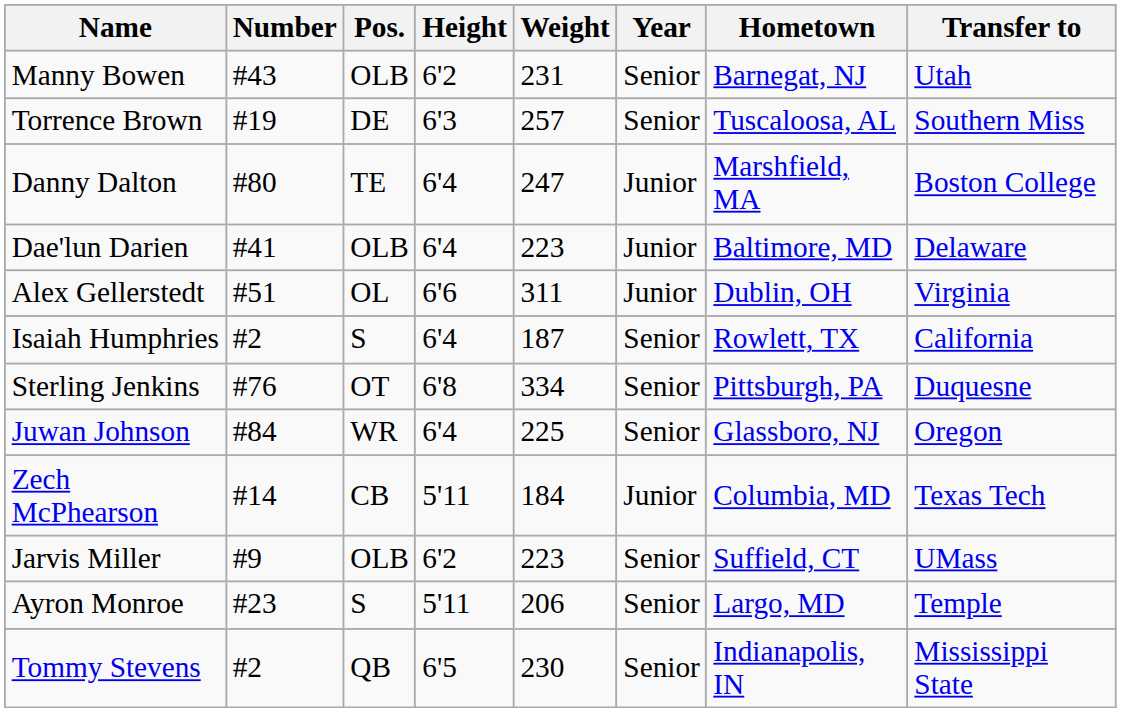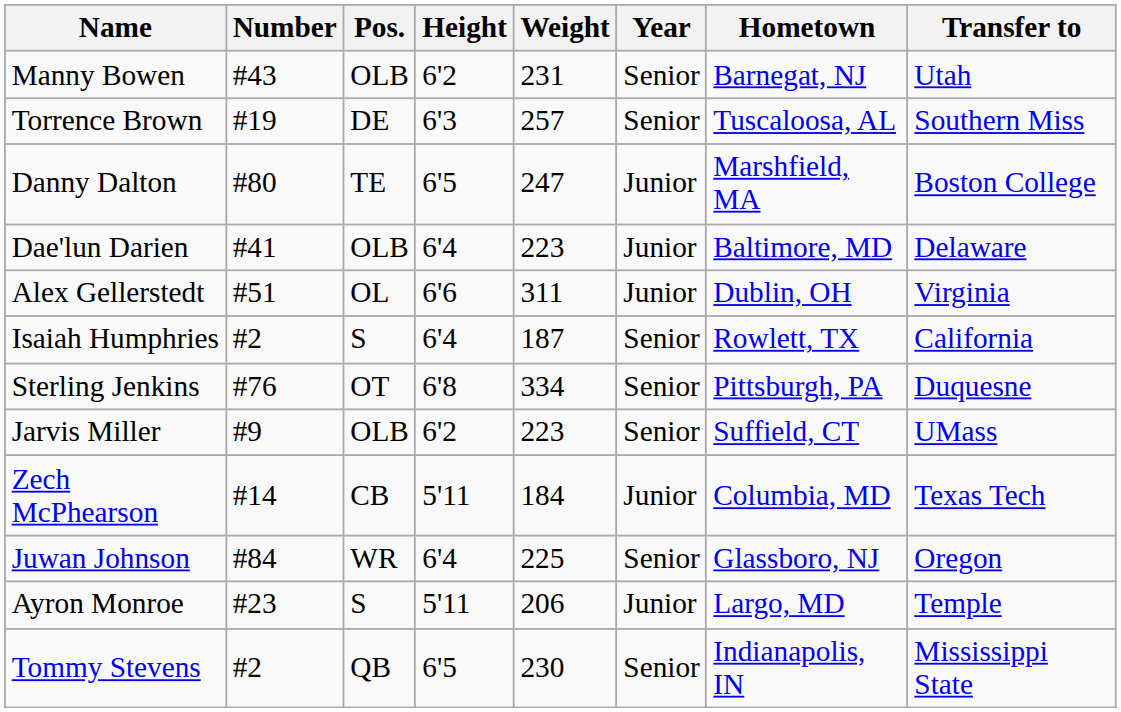(440, 183) 6'4 -> (440, 183) 6'5
rows swapped: (101, 432) <-> (86, 557)
(662, 604) Senior -> (660, 604) Junior
